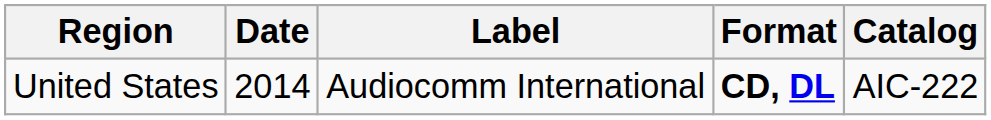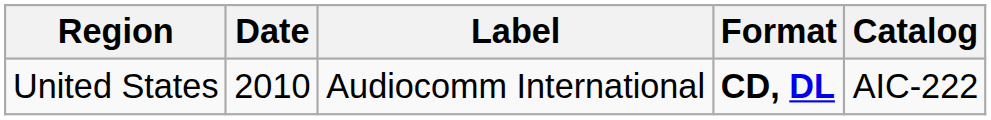(272, 85) 2014 -> (272, 85) 2010
